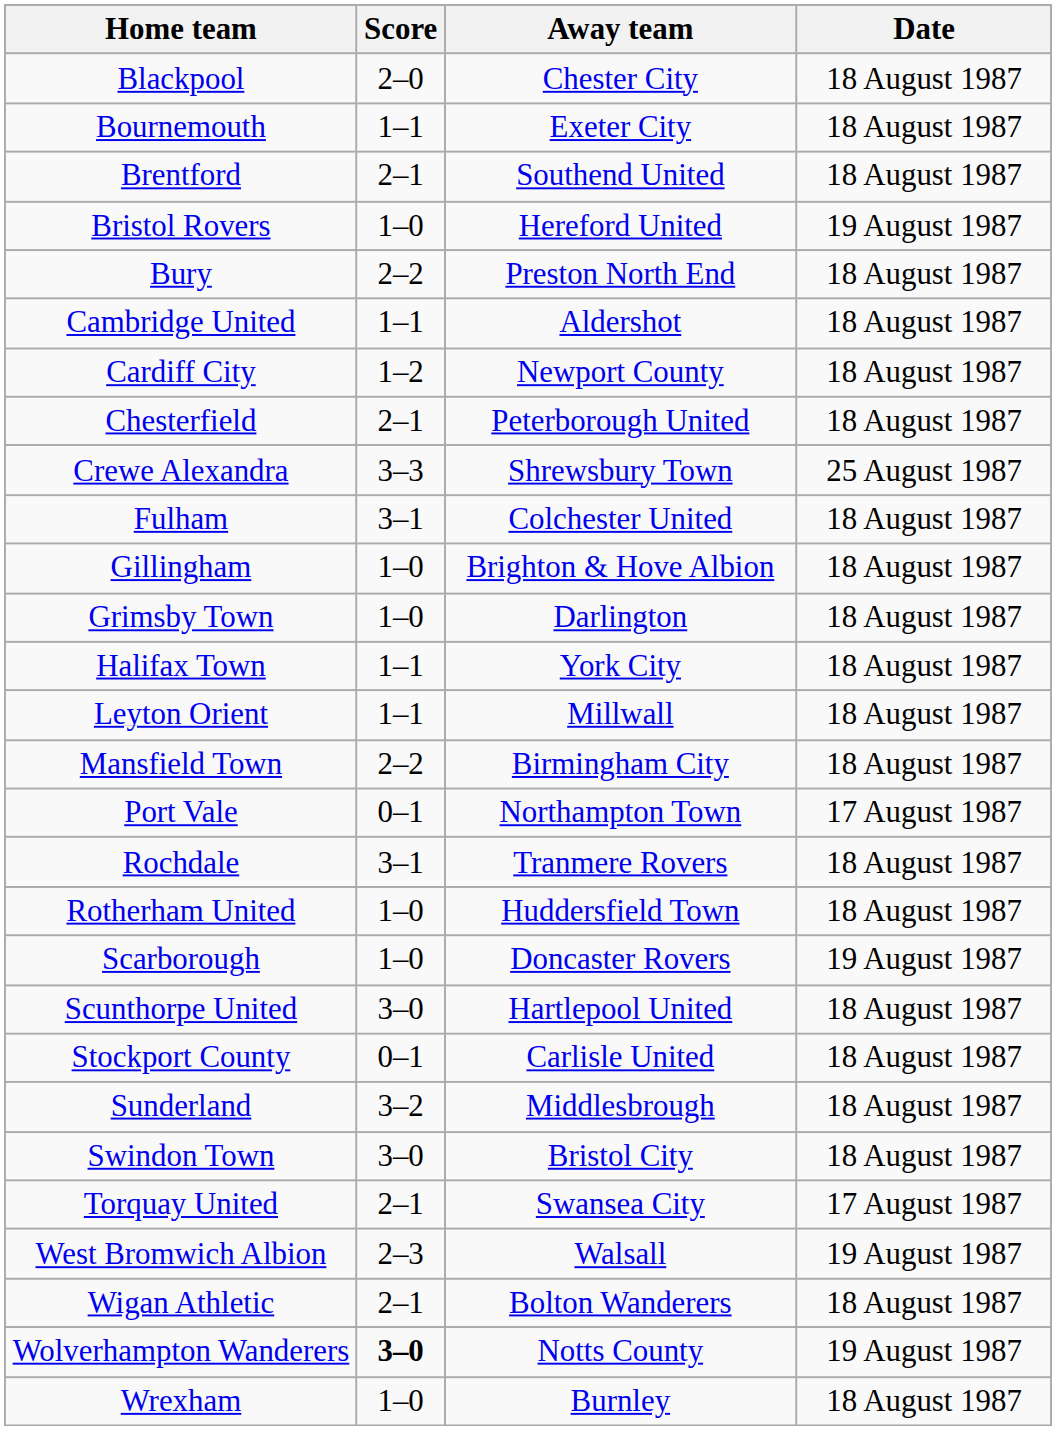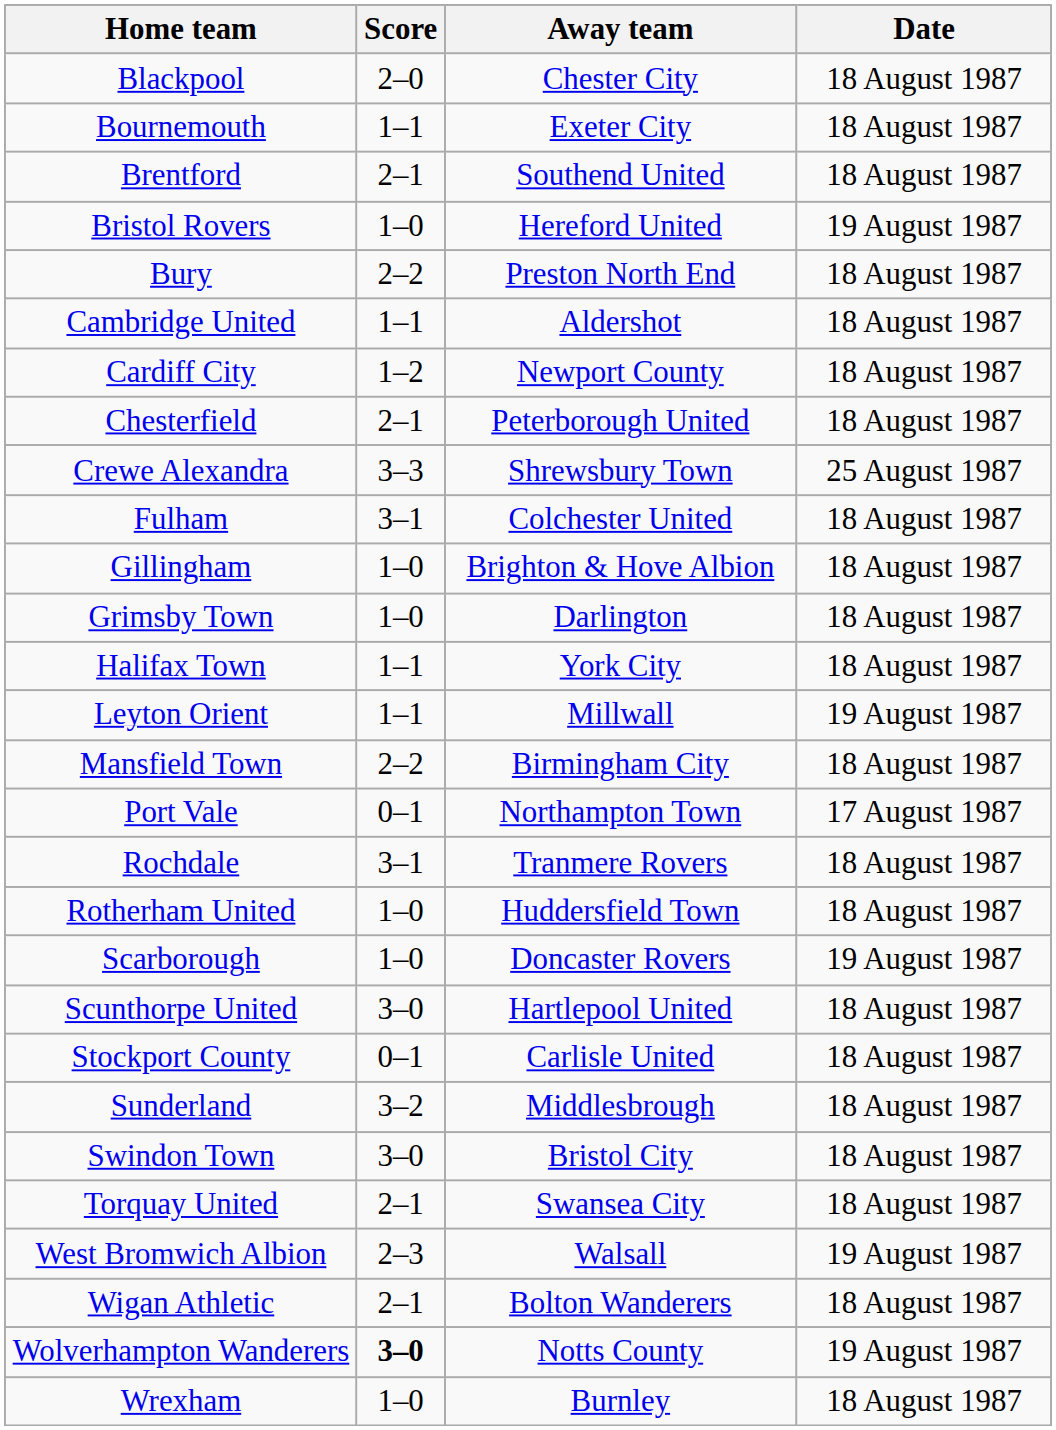(924, 714) 18 August 1987 -> (924, 714) 19 August 1987
(924, 1204) 17 August 1987 -> (924, 1204) 18 August 1987
